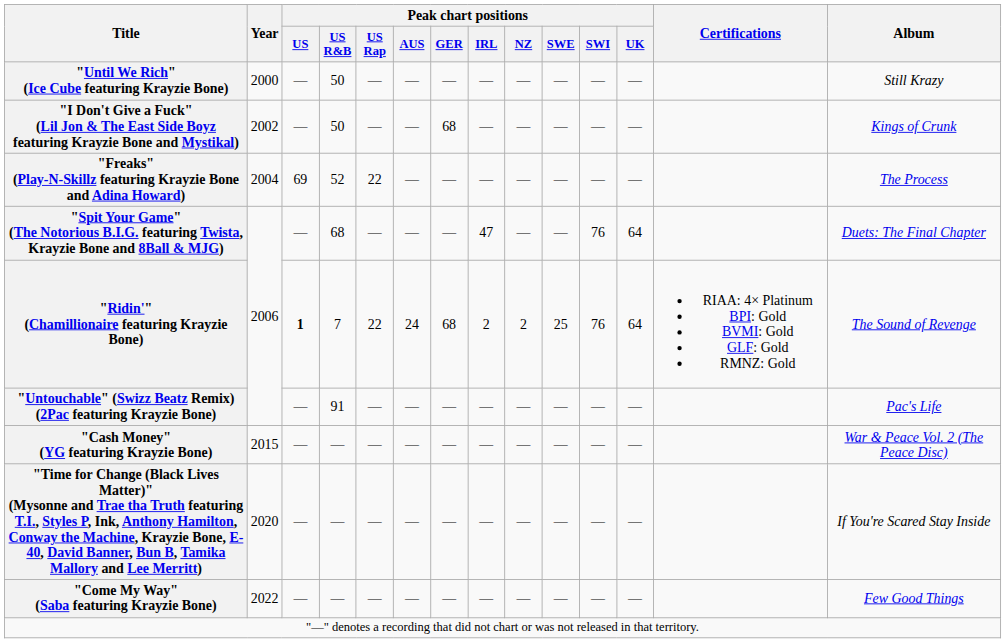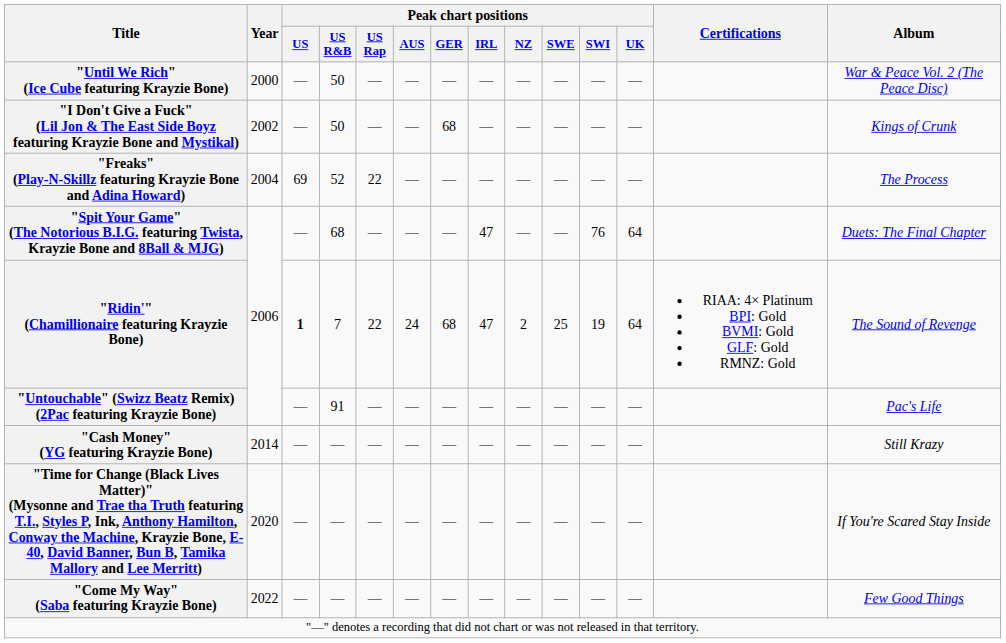(914, 80) Still Krazy -> (914, 80) War & Peace Vol. 2 (The Peace Disc)
(486, 324) 2 -> (486, 324) 47
(598, 324) 76 -> (598, 324) 19
(265, 444) 2015 -> (265, 444) 2014
(914, 444) War & Peace Vol. 2 (The Peace Disc) -> (914, 444) Still Krazy
